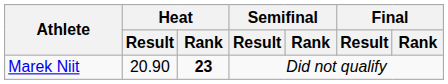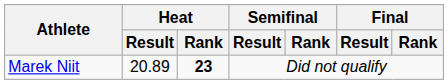(150, 68) 20.90 -> (150, 68) 20.89
